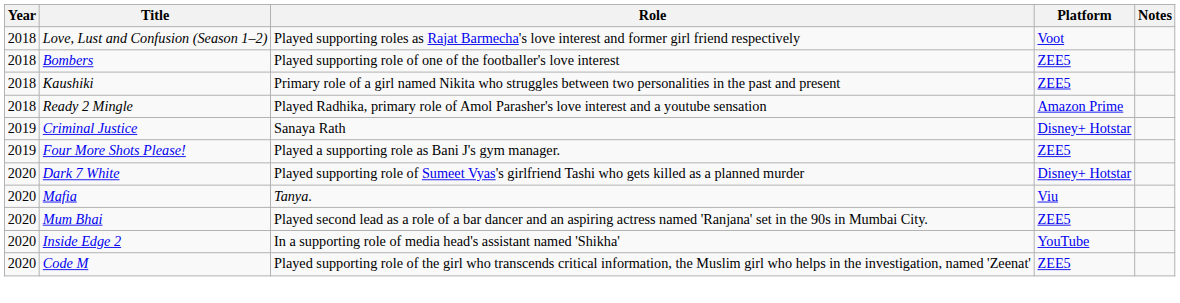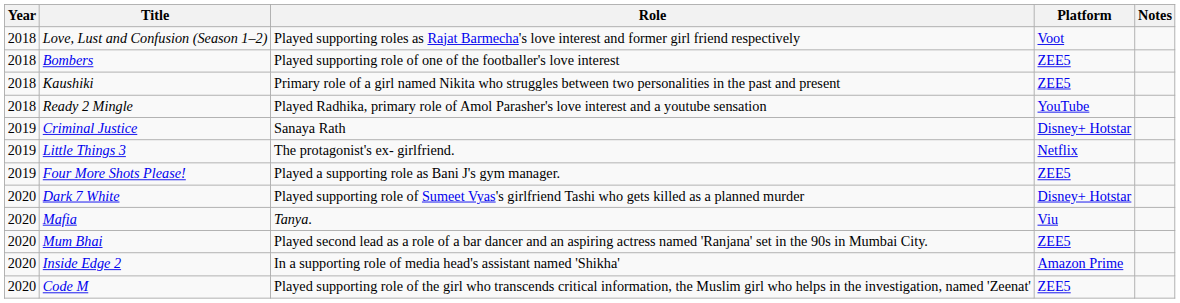(1080, 106) Amazon Prime -> (1063, 106) YouTube
+ row: (84, 151)
(1063, 241) YouTube -> (1080, 264) Amazon Prime
